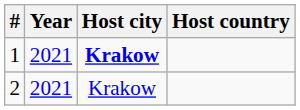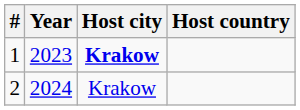(51, 54) 2021 -> (51, 54) 2023
(51, 88) 2021 -> (51, 88) 2024
